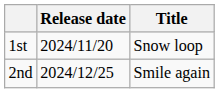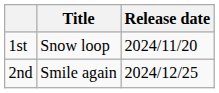columns swapped: (83, 18) <-> (172, 18)
